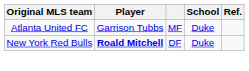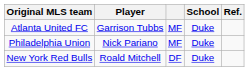+ row: (49, 43)
(130, 43) bold -> (130, 58) normal
